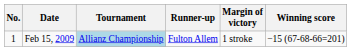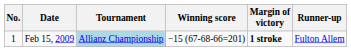columns swapped: (306, 18) <-> (193, 18)
(237, 39) normal -> (266, 39) bold
